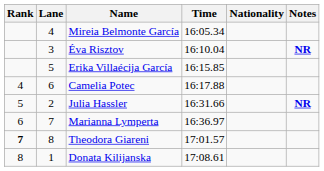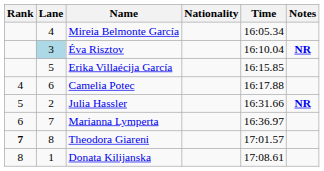columns swapped: (257, 13) <-> (204, 13)
(51, 49) no background -> (51, 49) lightblue background
